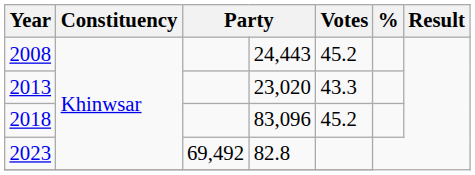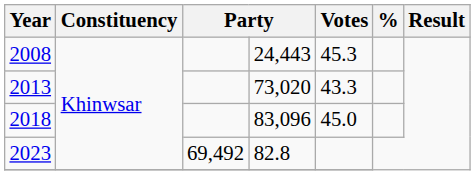(339, 53) 45.2 -> (339, 53) 45.3
(282, 86) 23,020 -> (282, 86) 73,020
(339, 119) 45.2 -> (339, 119) 45.0
